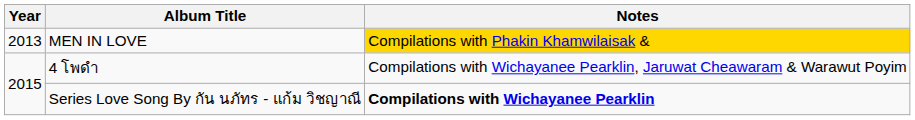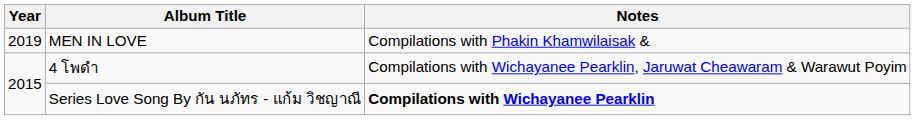(25, 40) 2013 -> (25, 40) 2019
(509, 40) gold background -> (509, 40) no background
